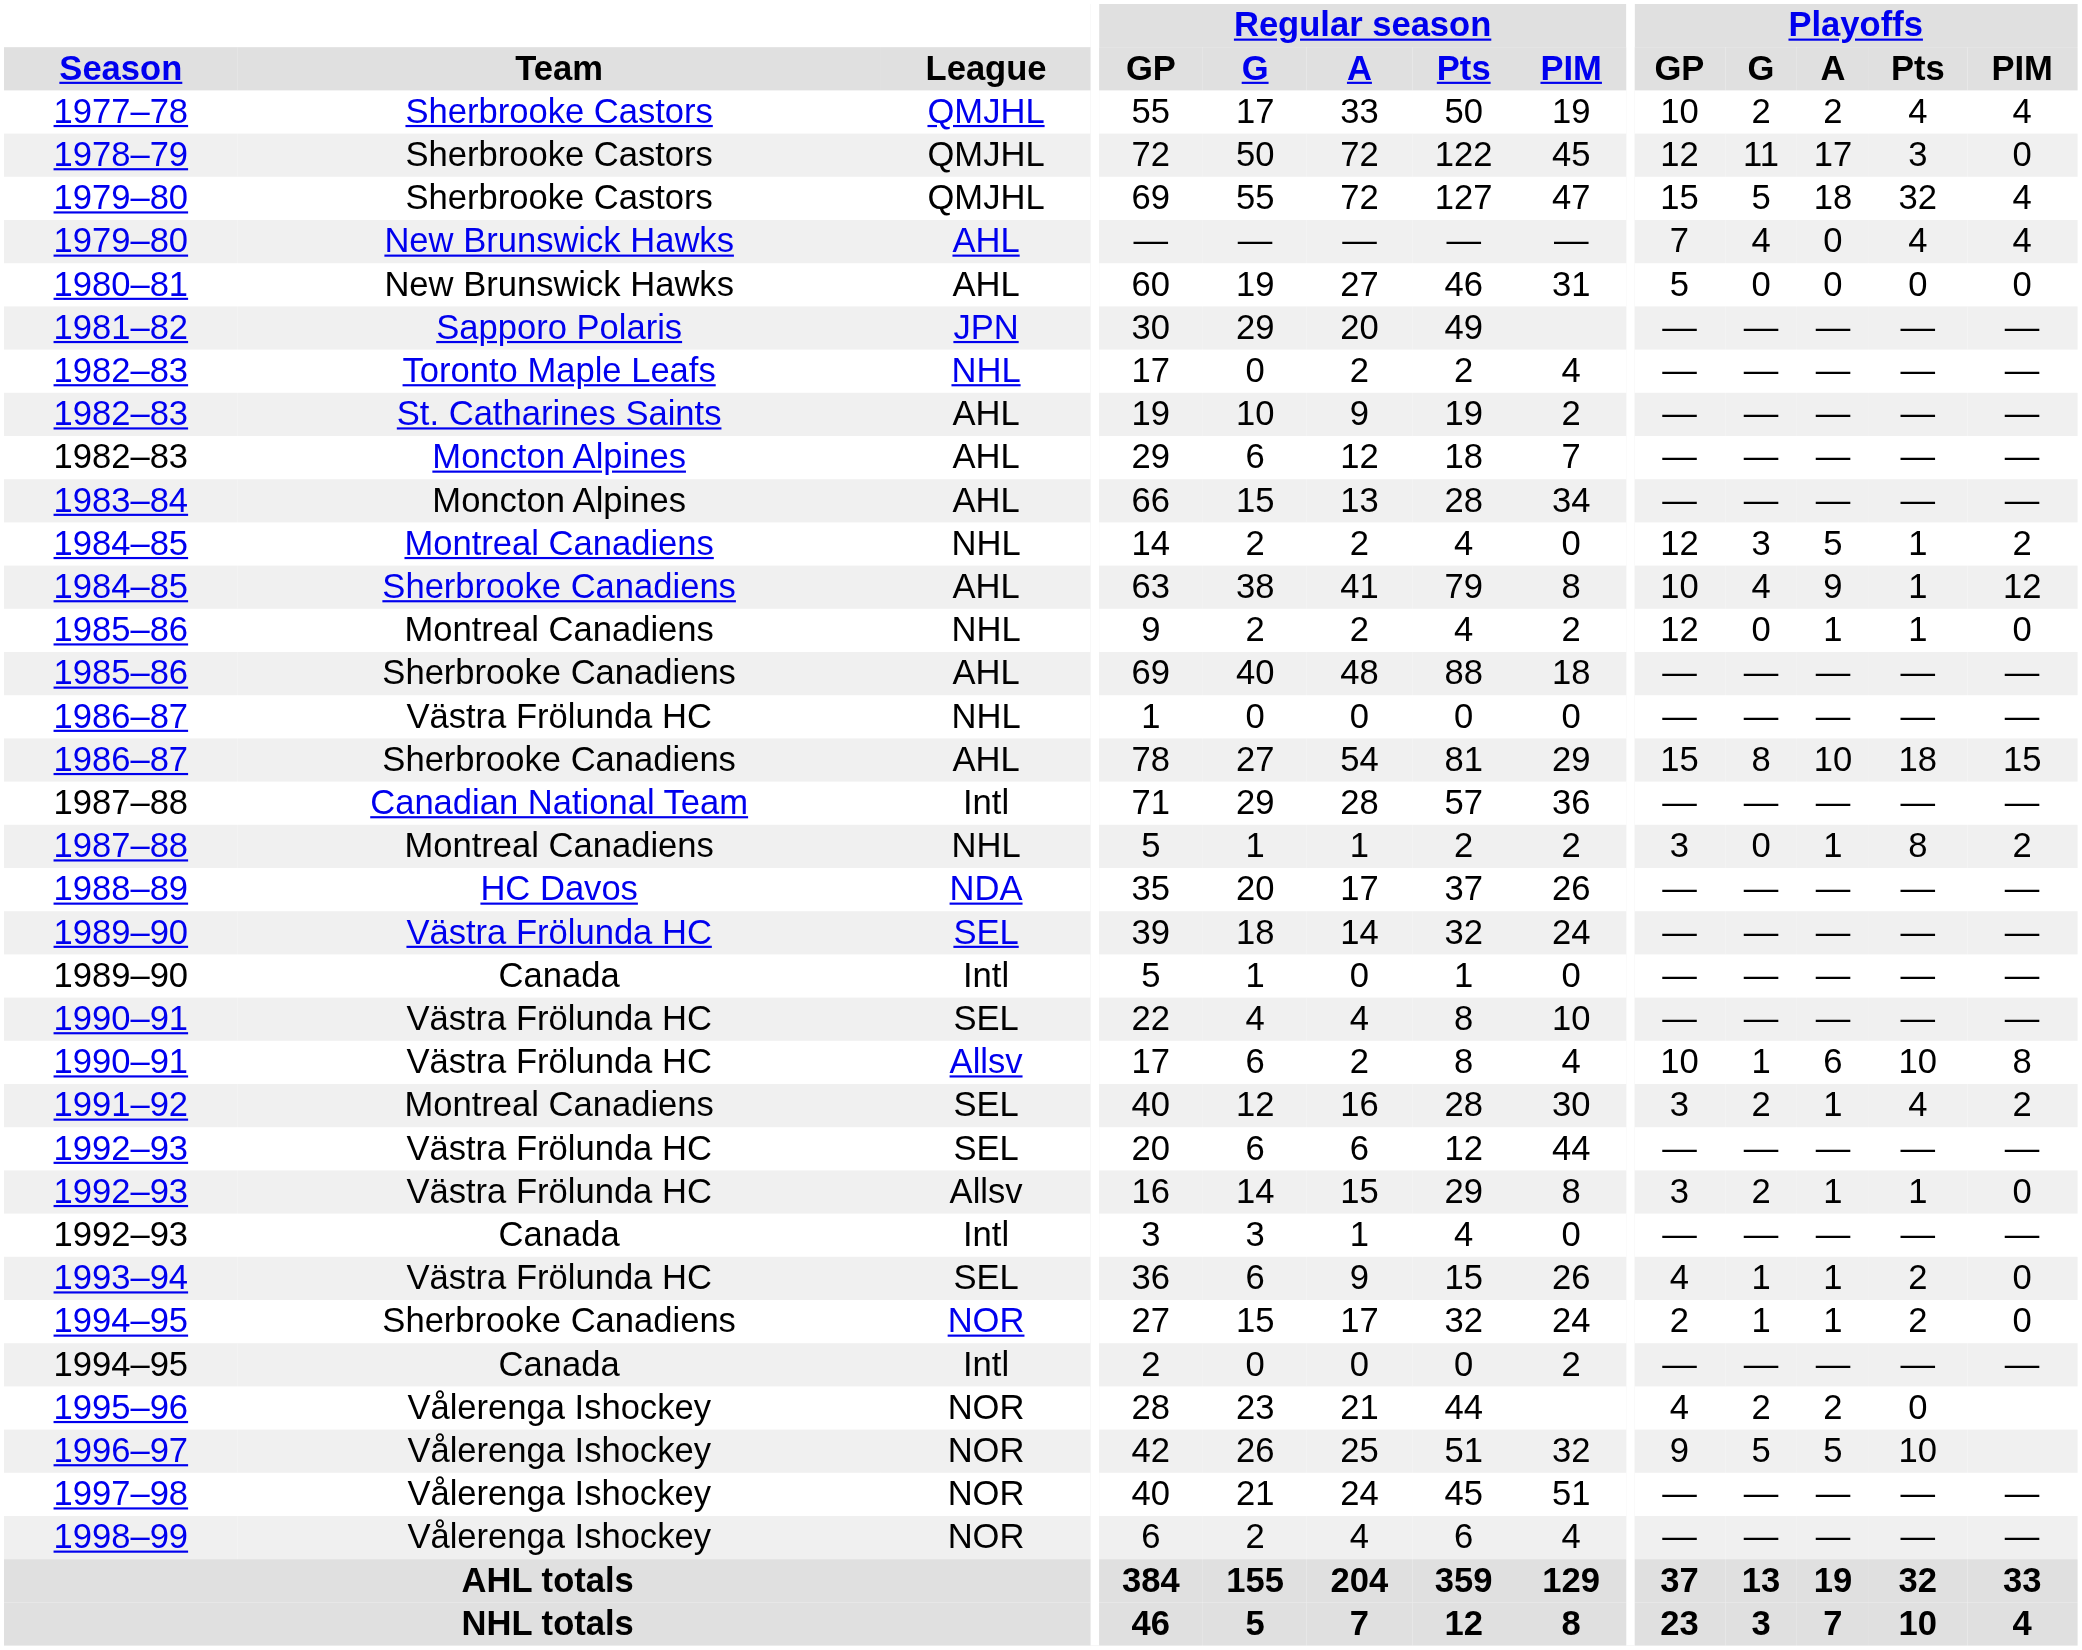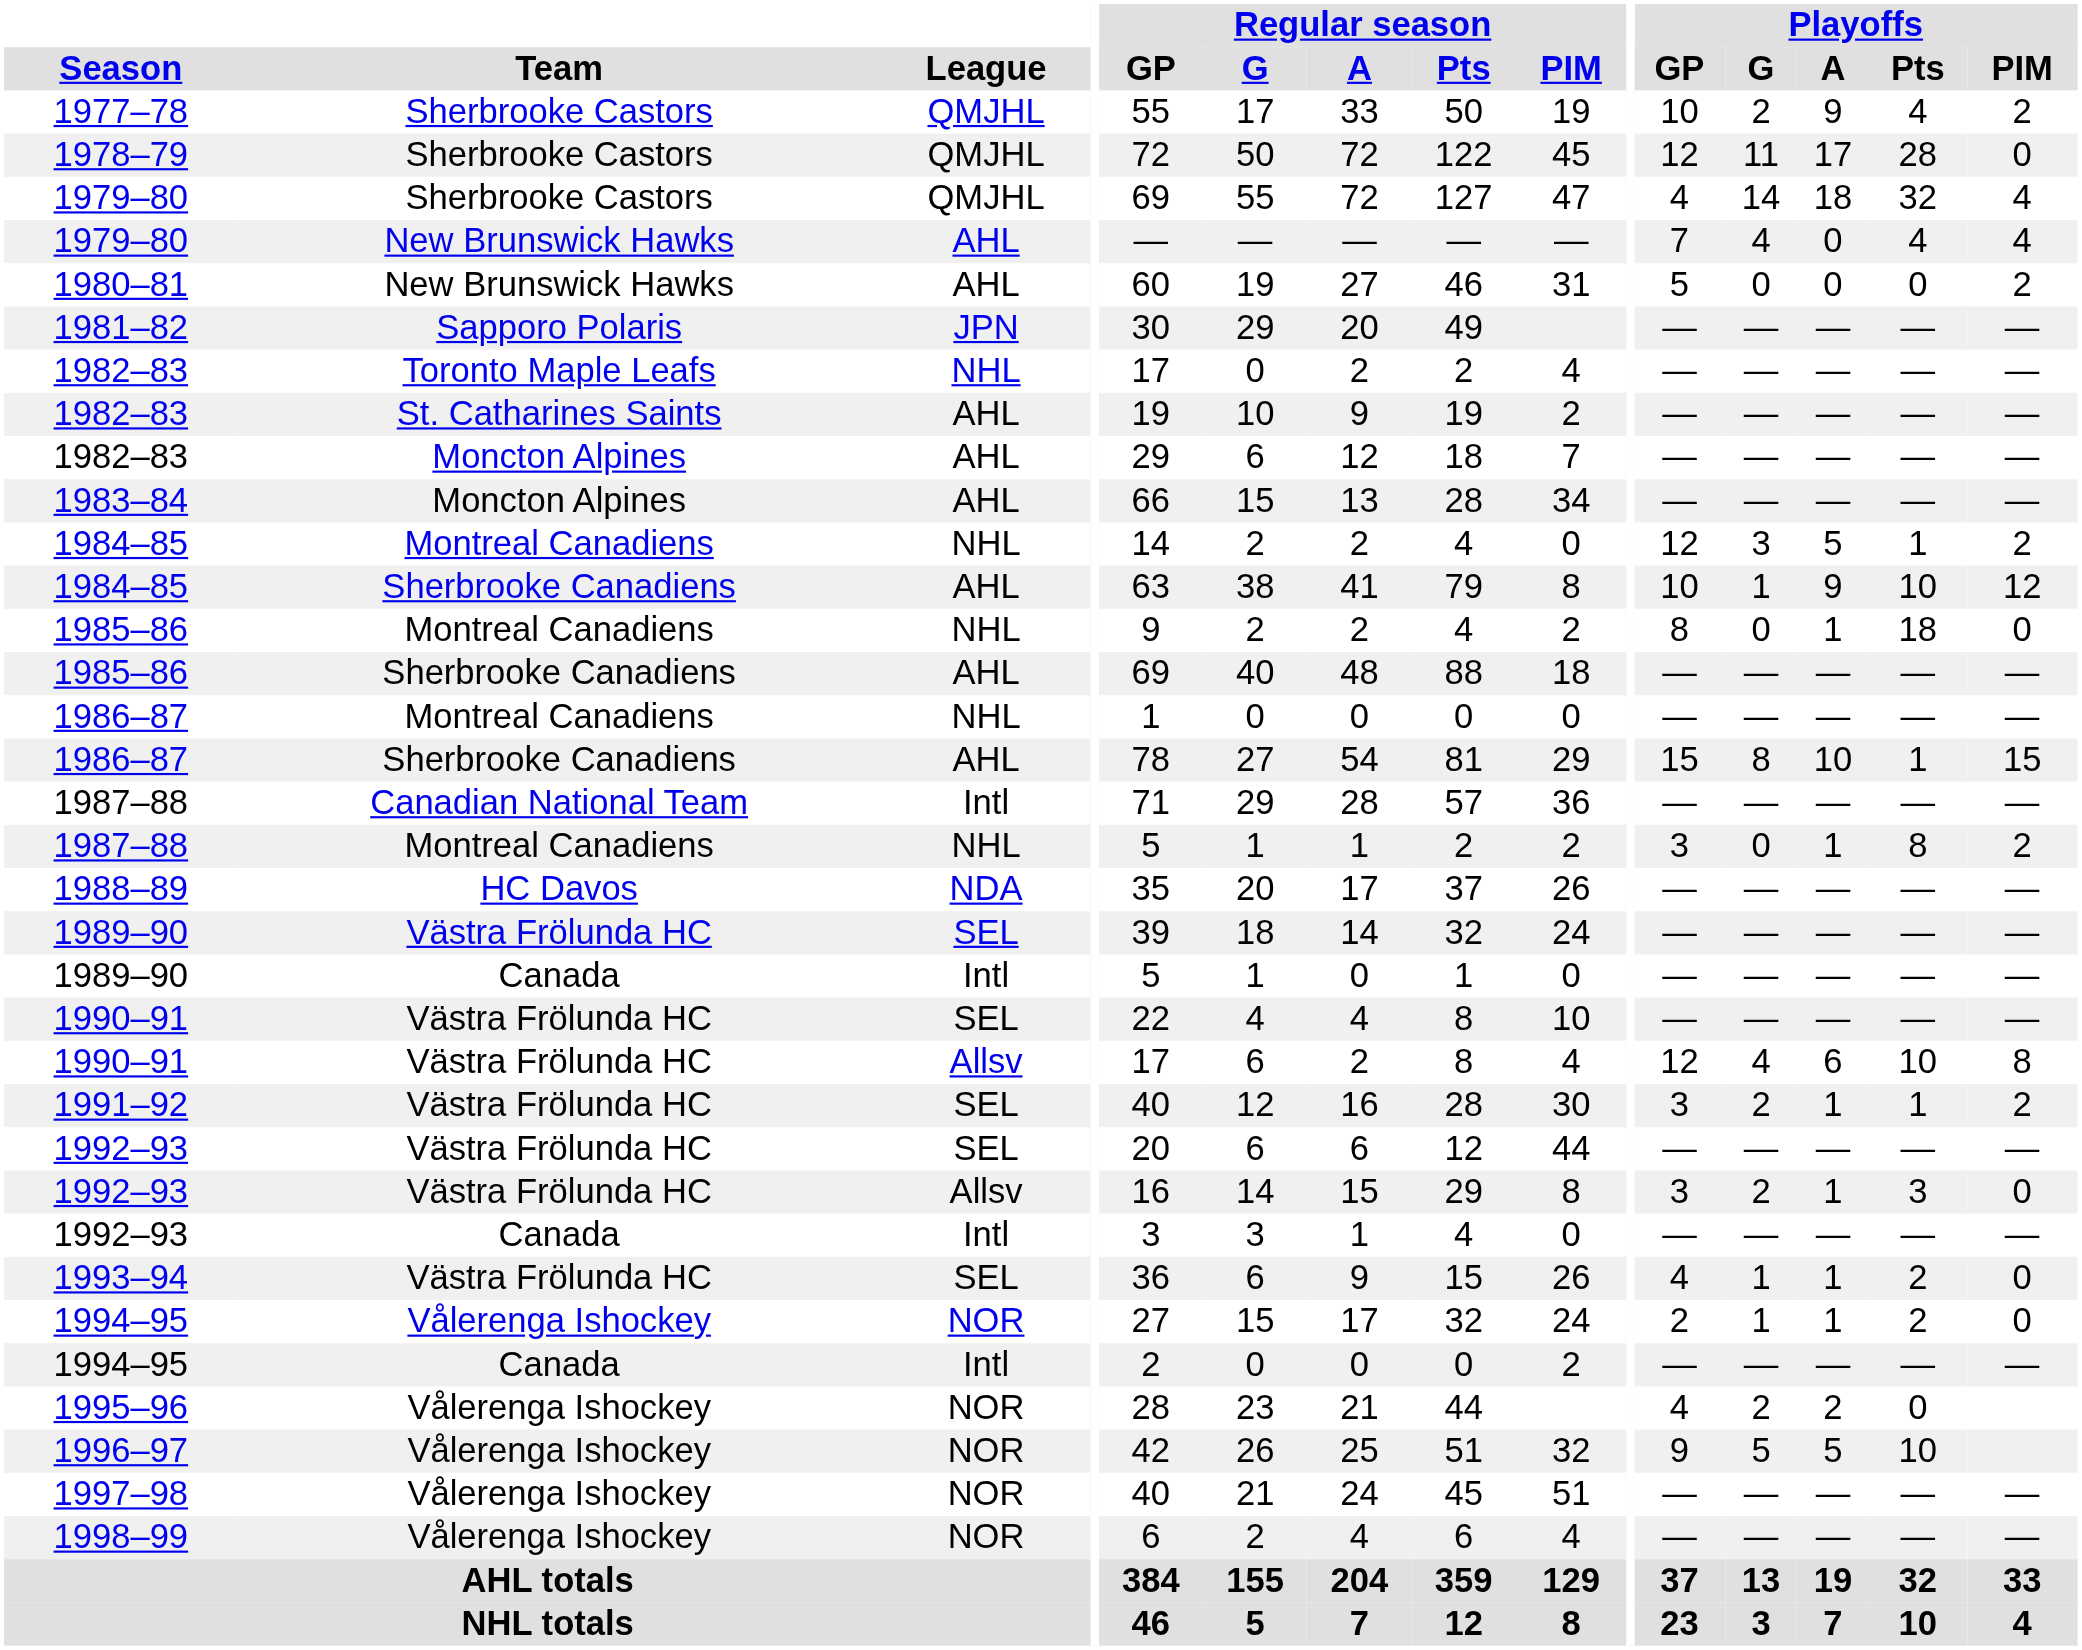(1833, 111) 2 -> (1833, 111) 9
(2022, 111) 4 -> (2022, 111) 2
(1918, 154) 3 -> (1918, 154) 28
(1679, 197) 15 -> (1679, 197) 4
(1761, 197) 5 -> (1761, 197) 14
(2022, 284) 0 -> (2022, 284) 2
(1761, 586) 4 -> (1761, 586) 1
(1918, 586) 1 -> (1918, 586) 10
(1679, 629) 12 -> (1679, 629) 8
(1918, 629) 1 -> (1918, 629) 18
(559, 716) Västra Frölunda HC -> (559, 716) Montreal Canadiens
(1918, 759) 18 -> (1918, 759) 1
(1679, 1061) 10 -> (1679, 1061) 12
(1761, 1061) 1 -> (1761, 1061) 4
(559, 1105) Montreal Canadiens -> (559, 1105) Västra Frölunda HC
(1918, 1105) 4 -> (1918, 1105) 1
(1918, 1191) 1 -> (1918, 1191) 3
(559, 1321) Sherbrooke Canadiens -> (559, 1321) Vålerenga Ishockey
